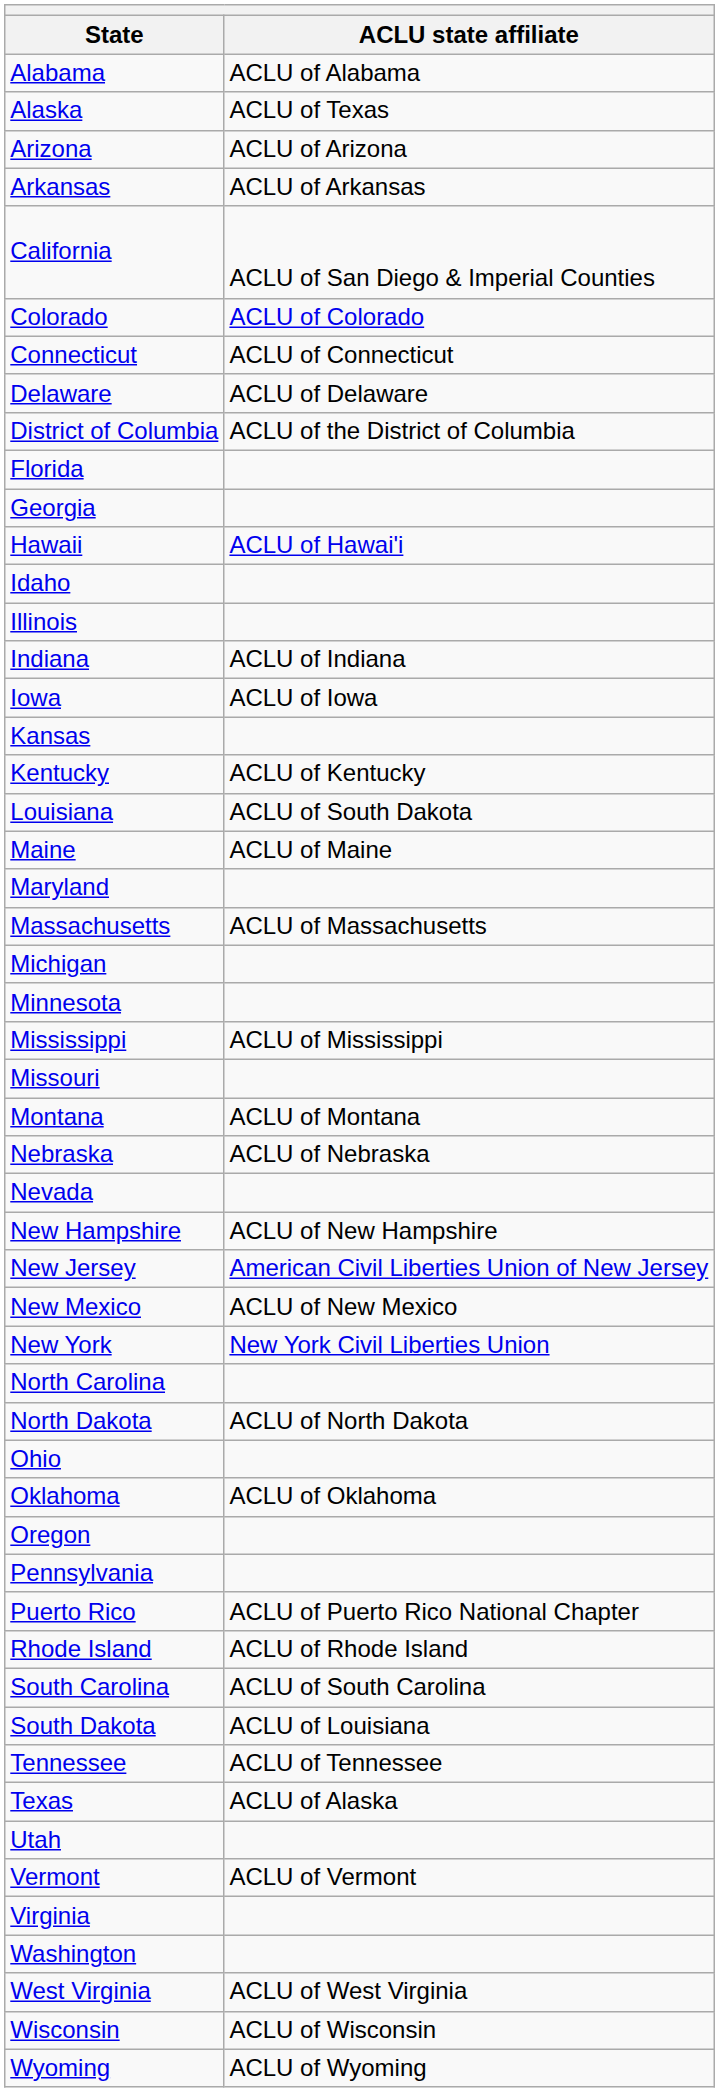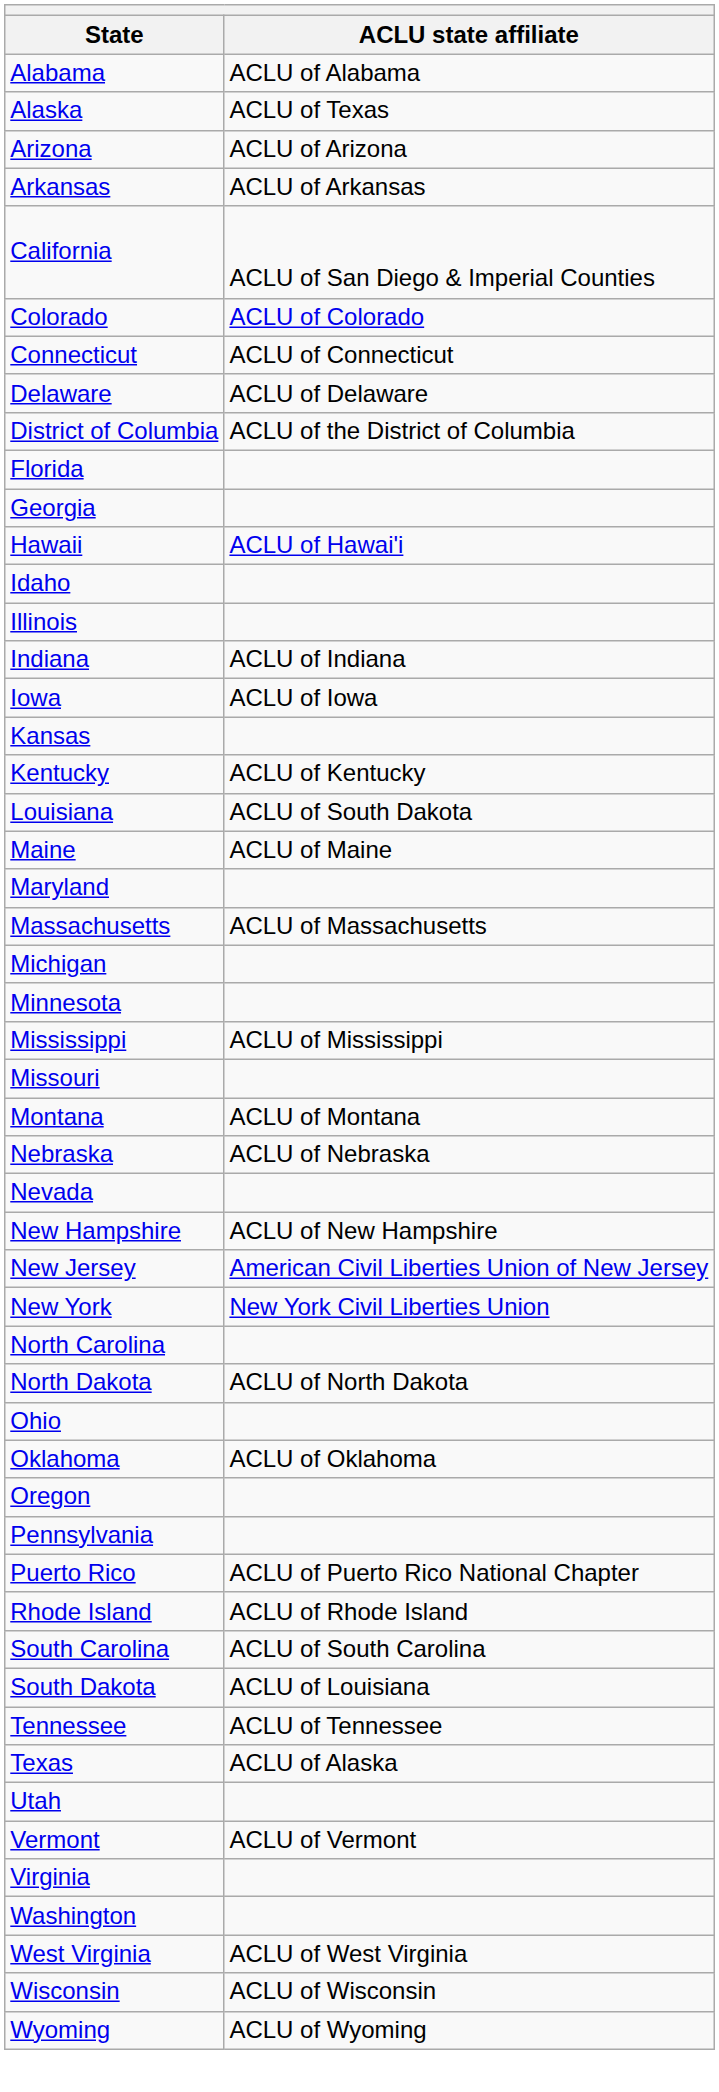- row: (76, 1306)
